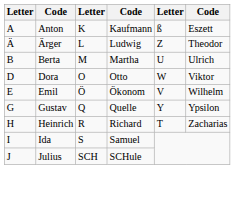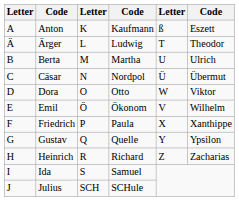(160, 44) Z -> (162, 44) T
+ row: (50, 76)
+ row: (57, 124)
(160, 124) T -> (162, 156) Z
